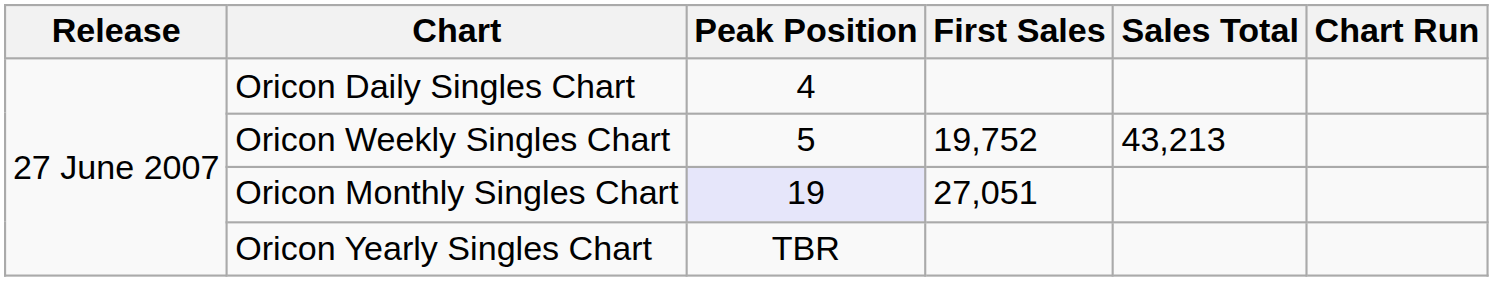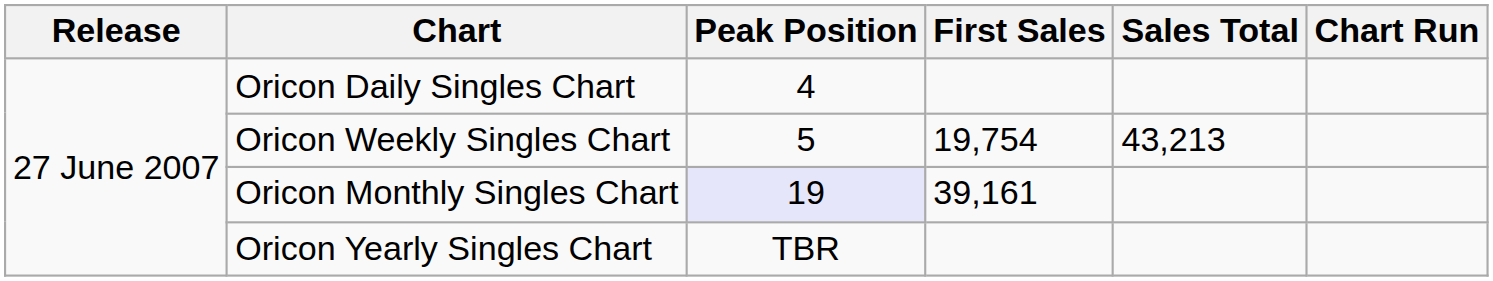(985, 139) 19,752 -> (985, 139) 19,754
(985, 193) 27,051 -> (985, 193) 39,161
